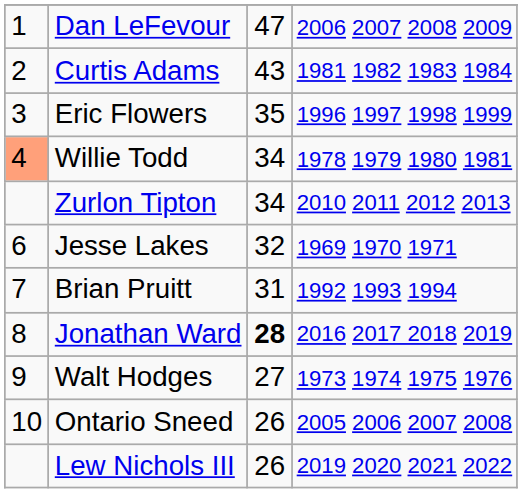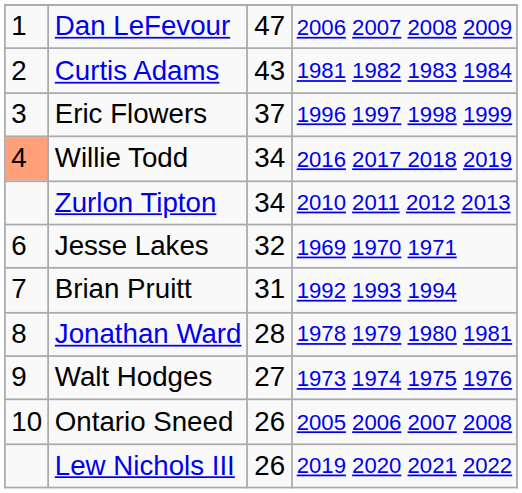(270, 114) 35 -> (270, 114) 37
(404, 159) 1978 1979 1980 1981 -> (404, 159) 2016 2017 2018 2019
(270, 333) bold -> (270, 333) normal
(404, 334) 2016 2017 2018 2019 -> (404, 334) 1978 1979 1980 1981
